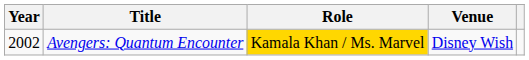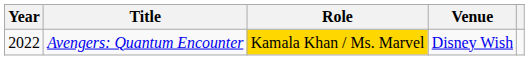(24, 42) 2002 -> (24, 42) 2022
